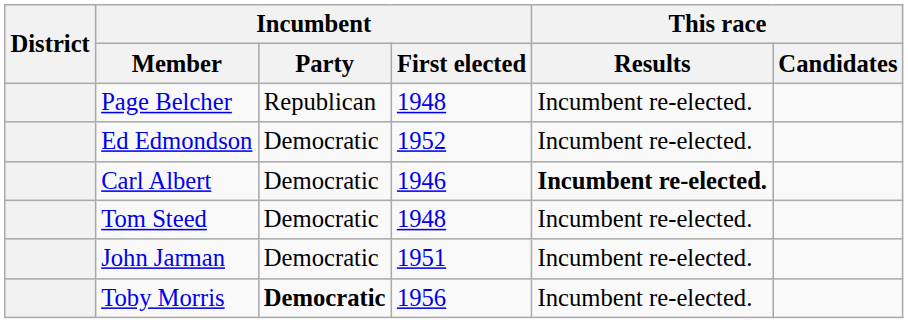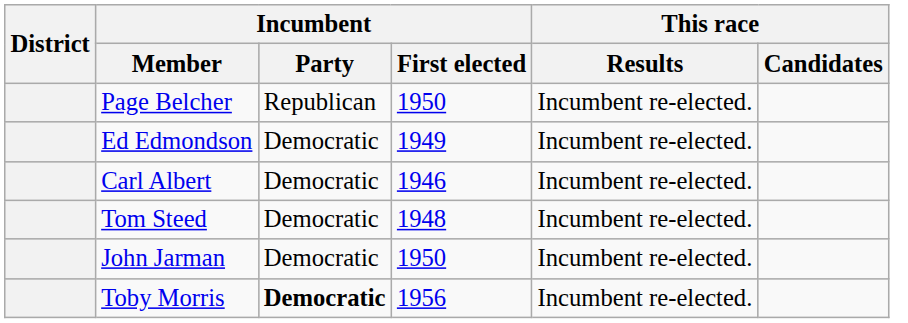(422, 102) 1948 -> (422, 102) 1950
(422, 141) 1952 -> (422, 141) 1949
(652, 180) bold -> (645, 180) normal
(422, 258) 1951 -> (422, 258) 1950
